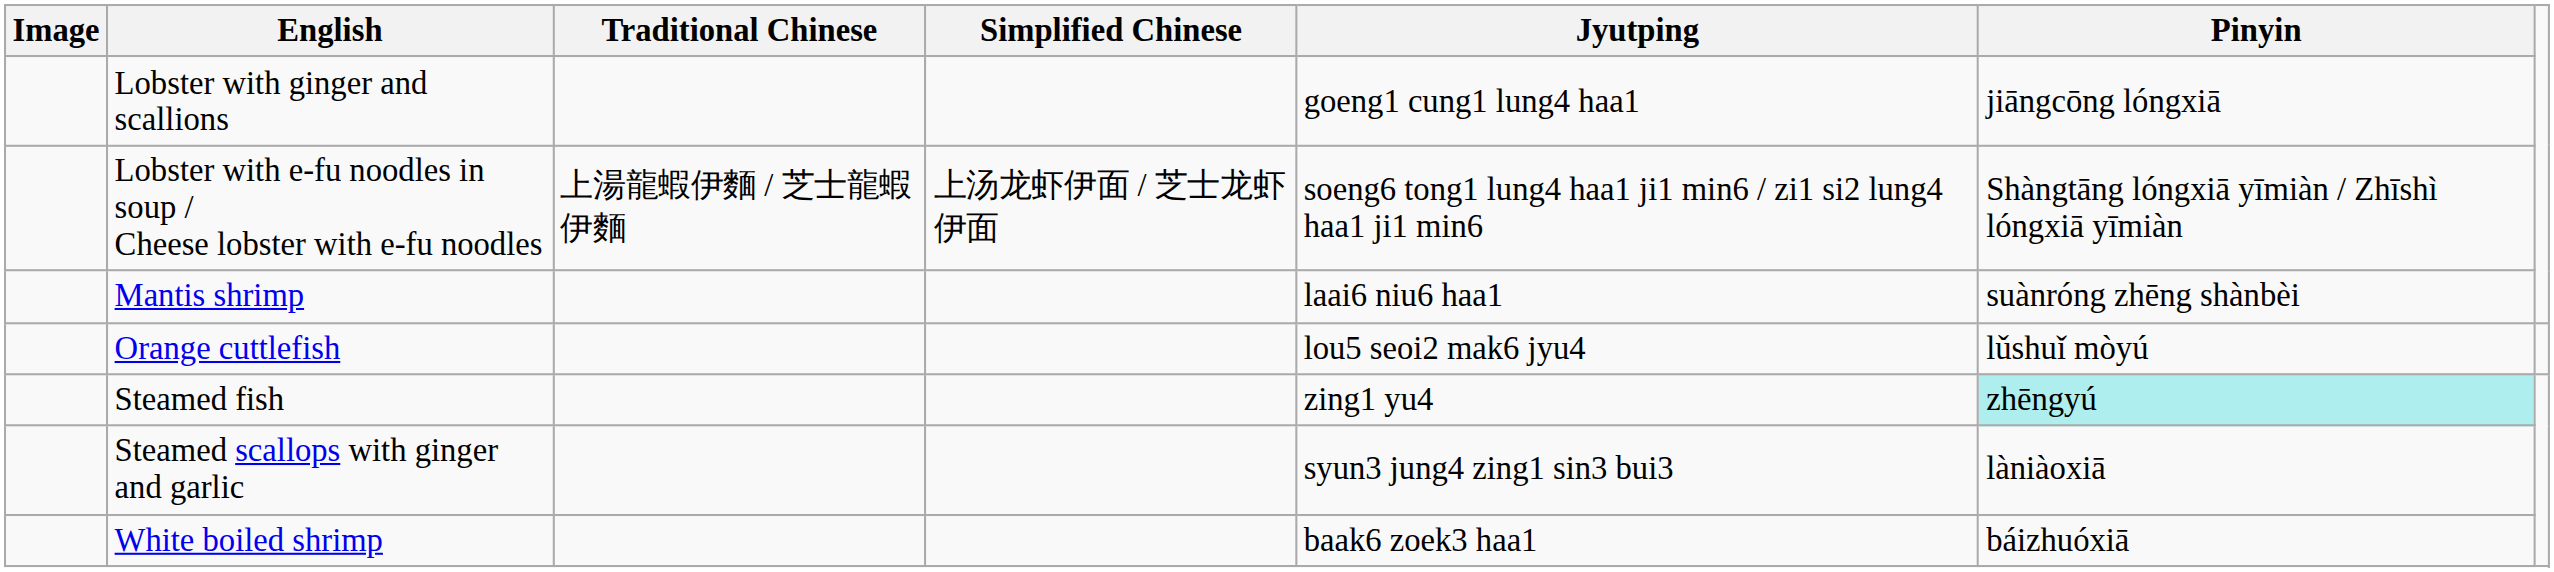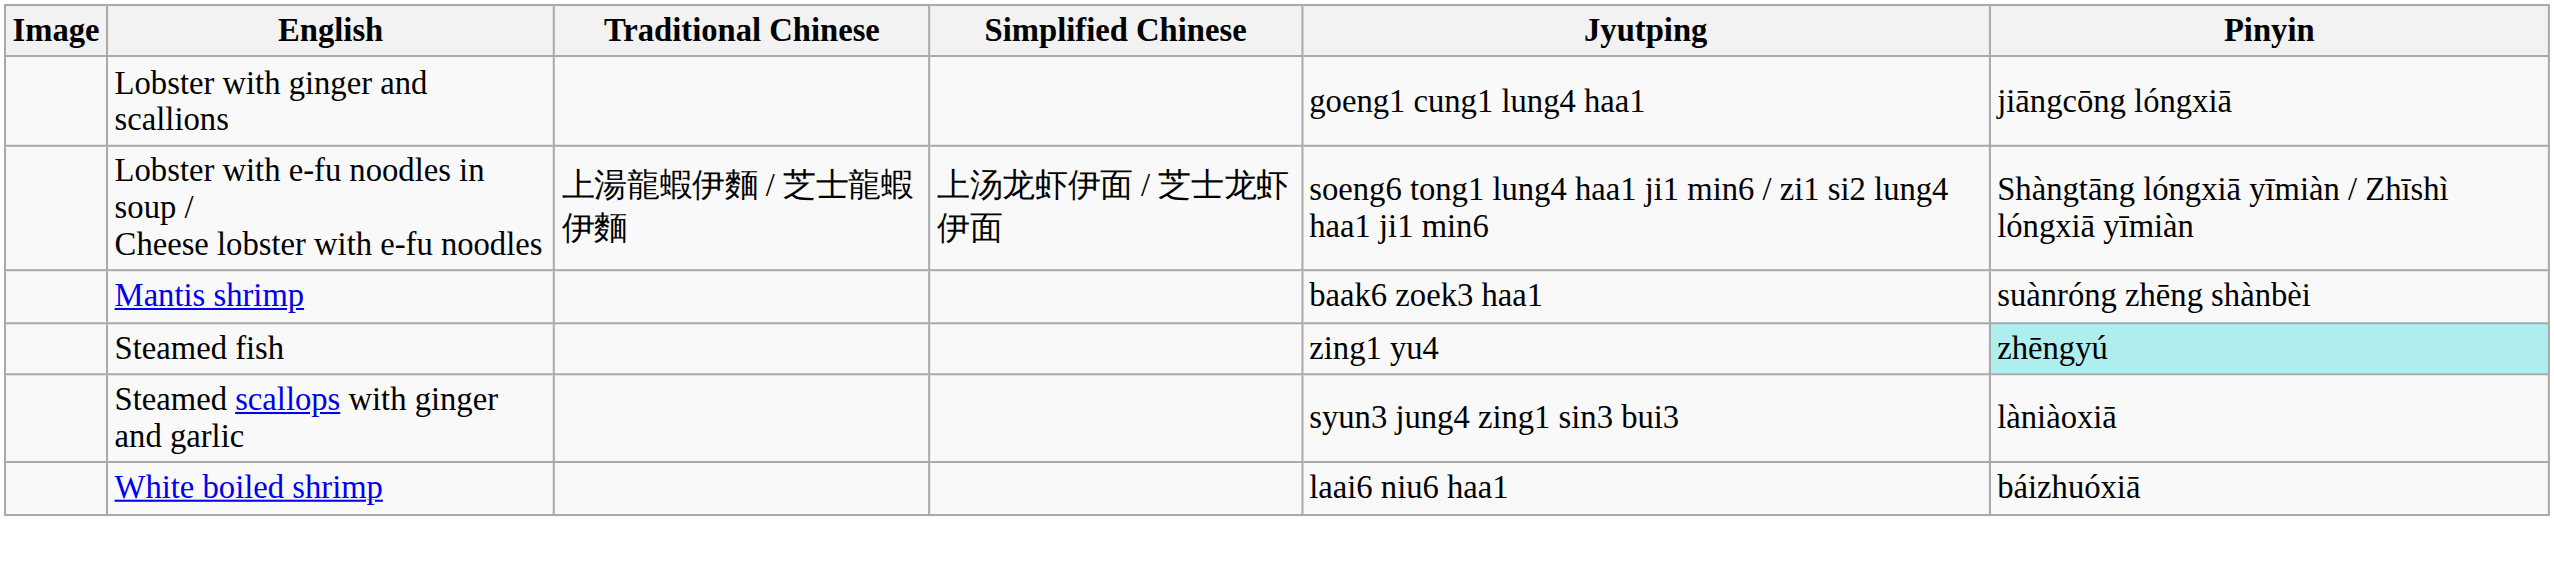(1403, 295) laai6 niu6 haa1 -> (1426, 295) baak6 zoek3 haa1
- row: (227, 347)
(1421, 539) baak6 zoek3 haa1 -> (1409, 487) laai6 niu6 haa1
